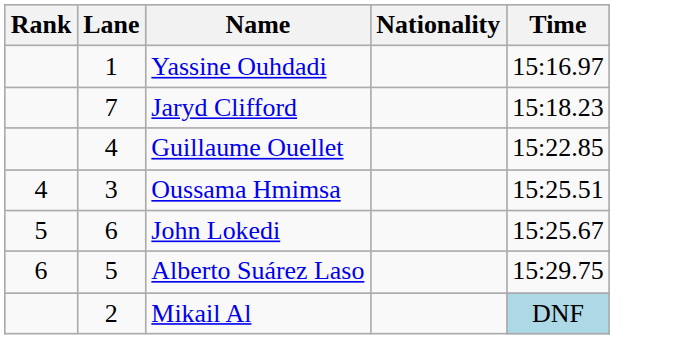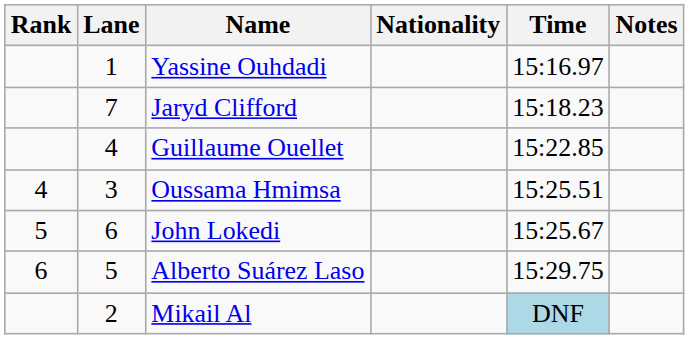+ column: (647, 25)
